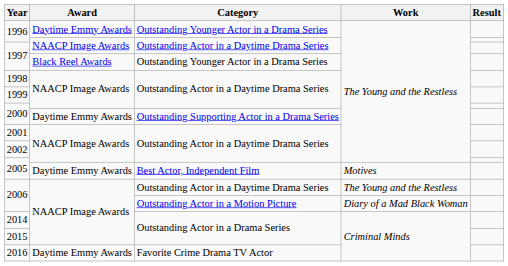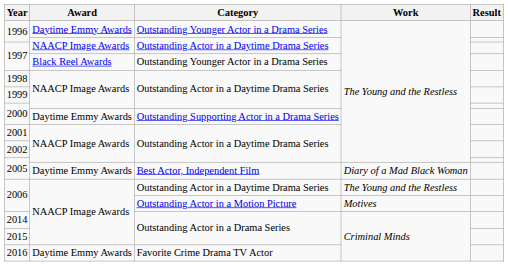(360, 170) Motives -> (406, 170) Diary of a Mad Black Woman
(406, 203) Diary of a Mad Black Woman -> (360, 203) Motives
